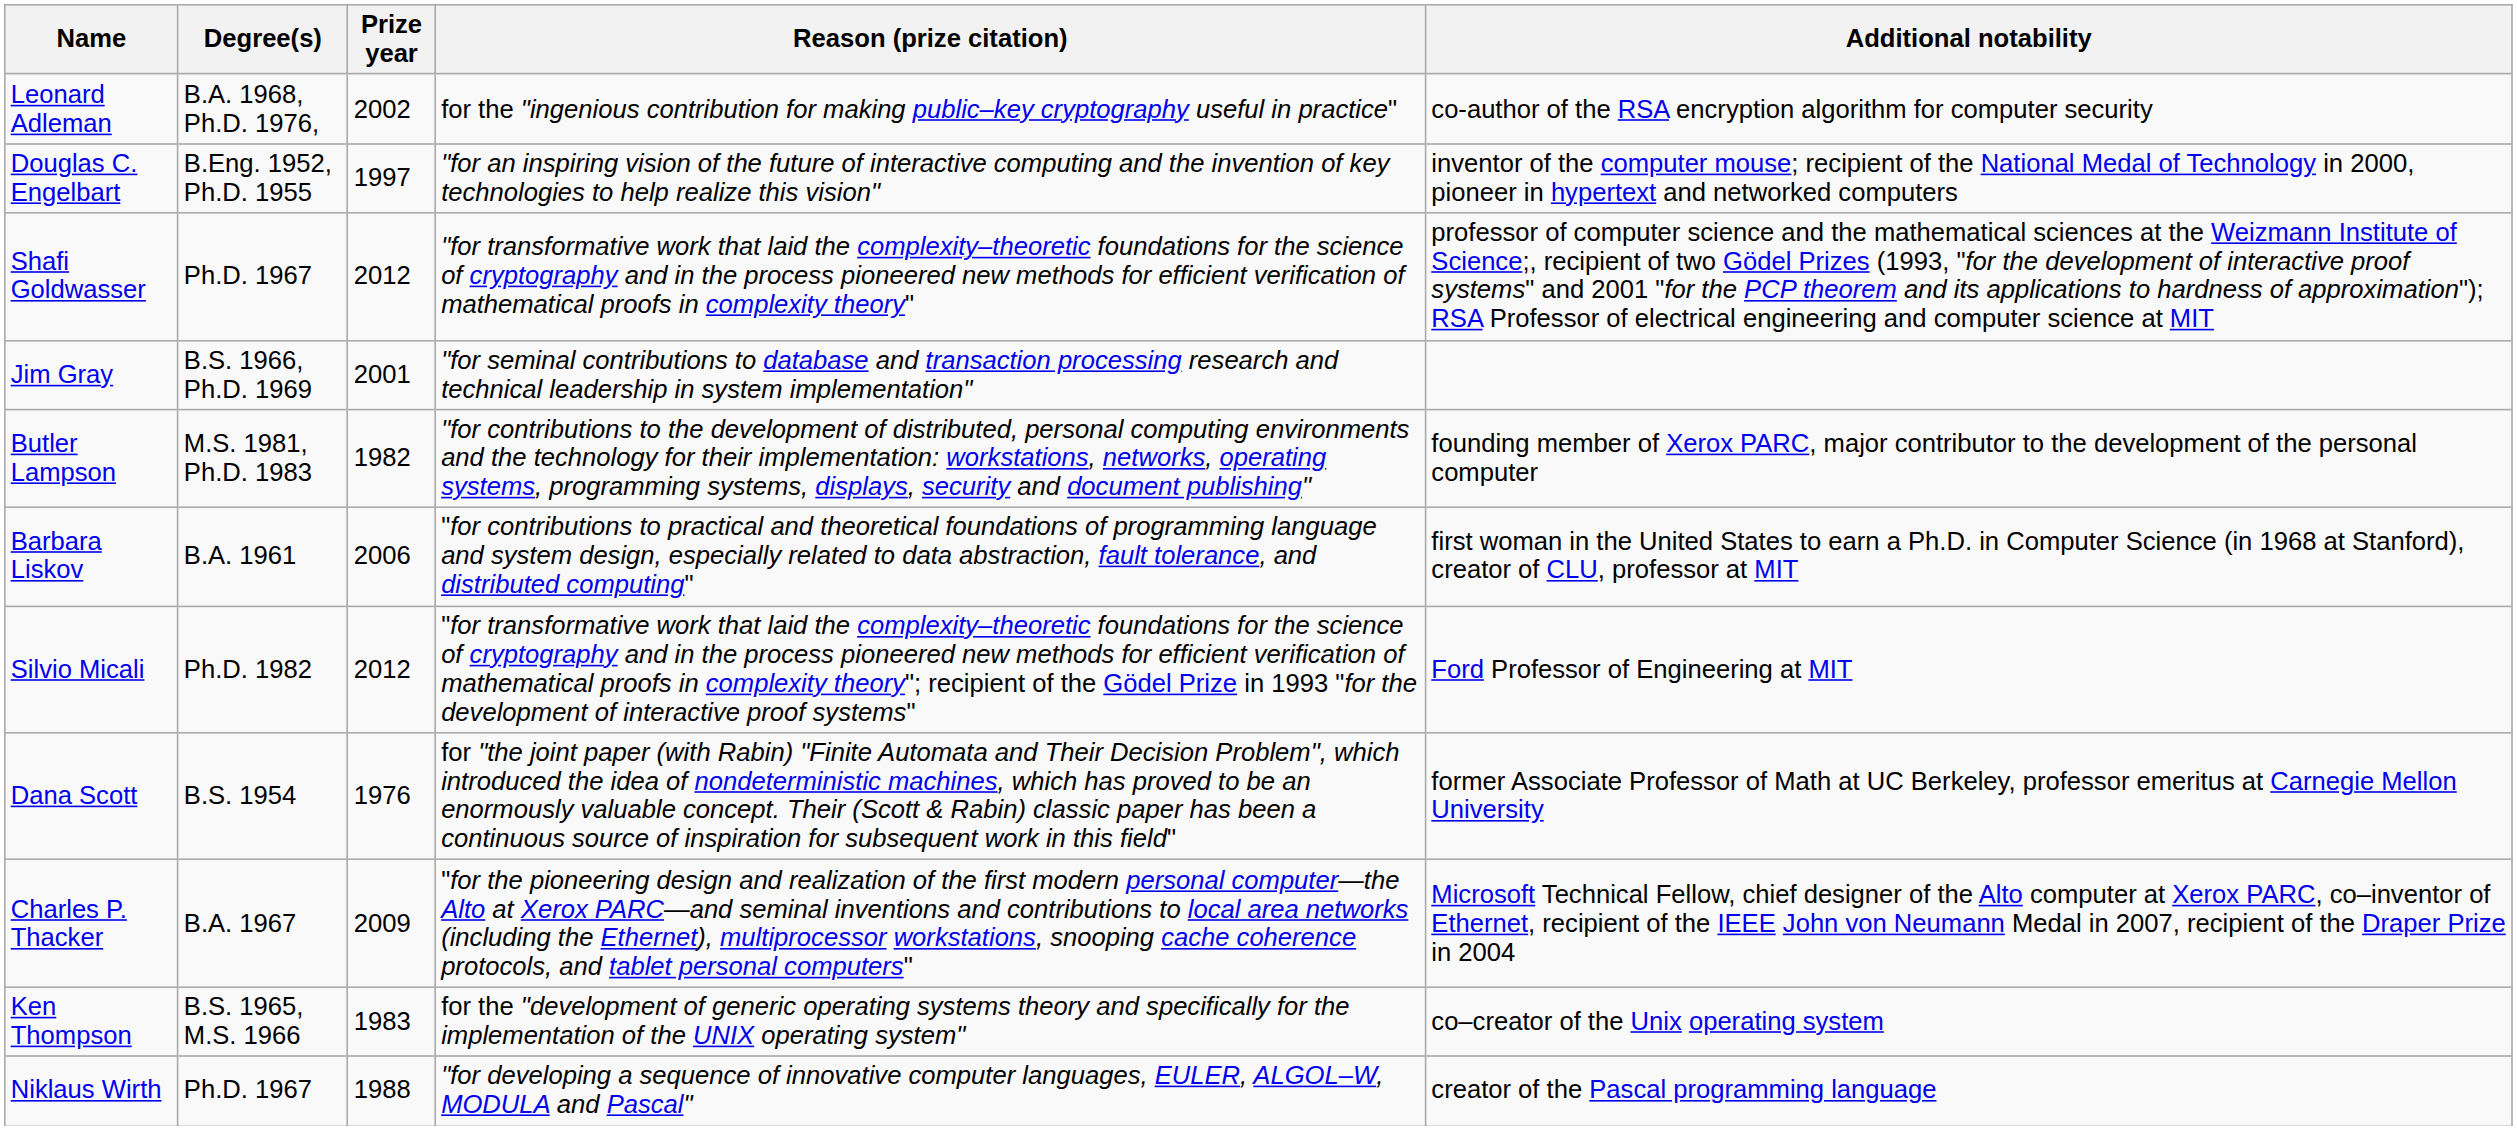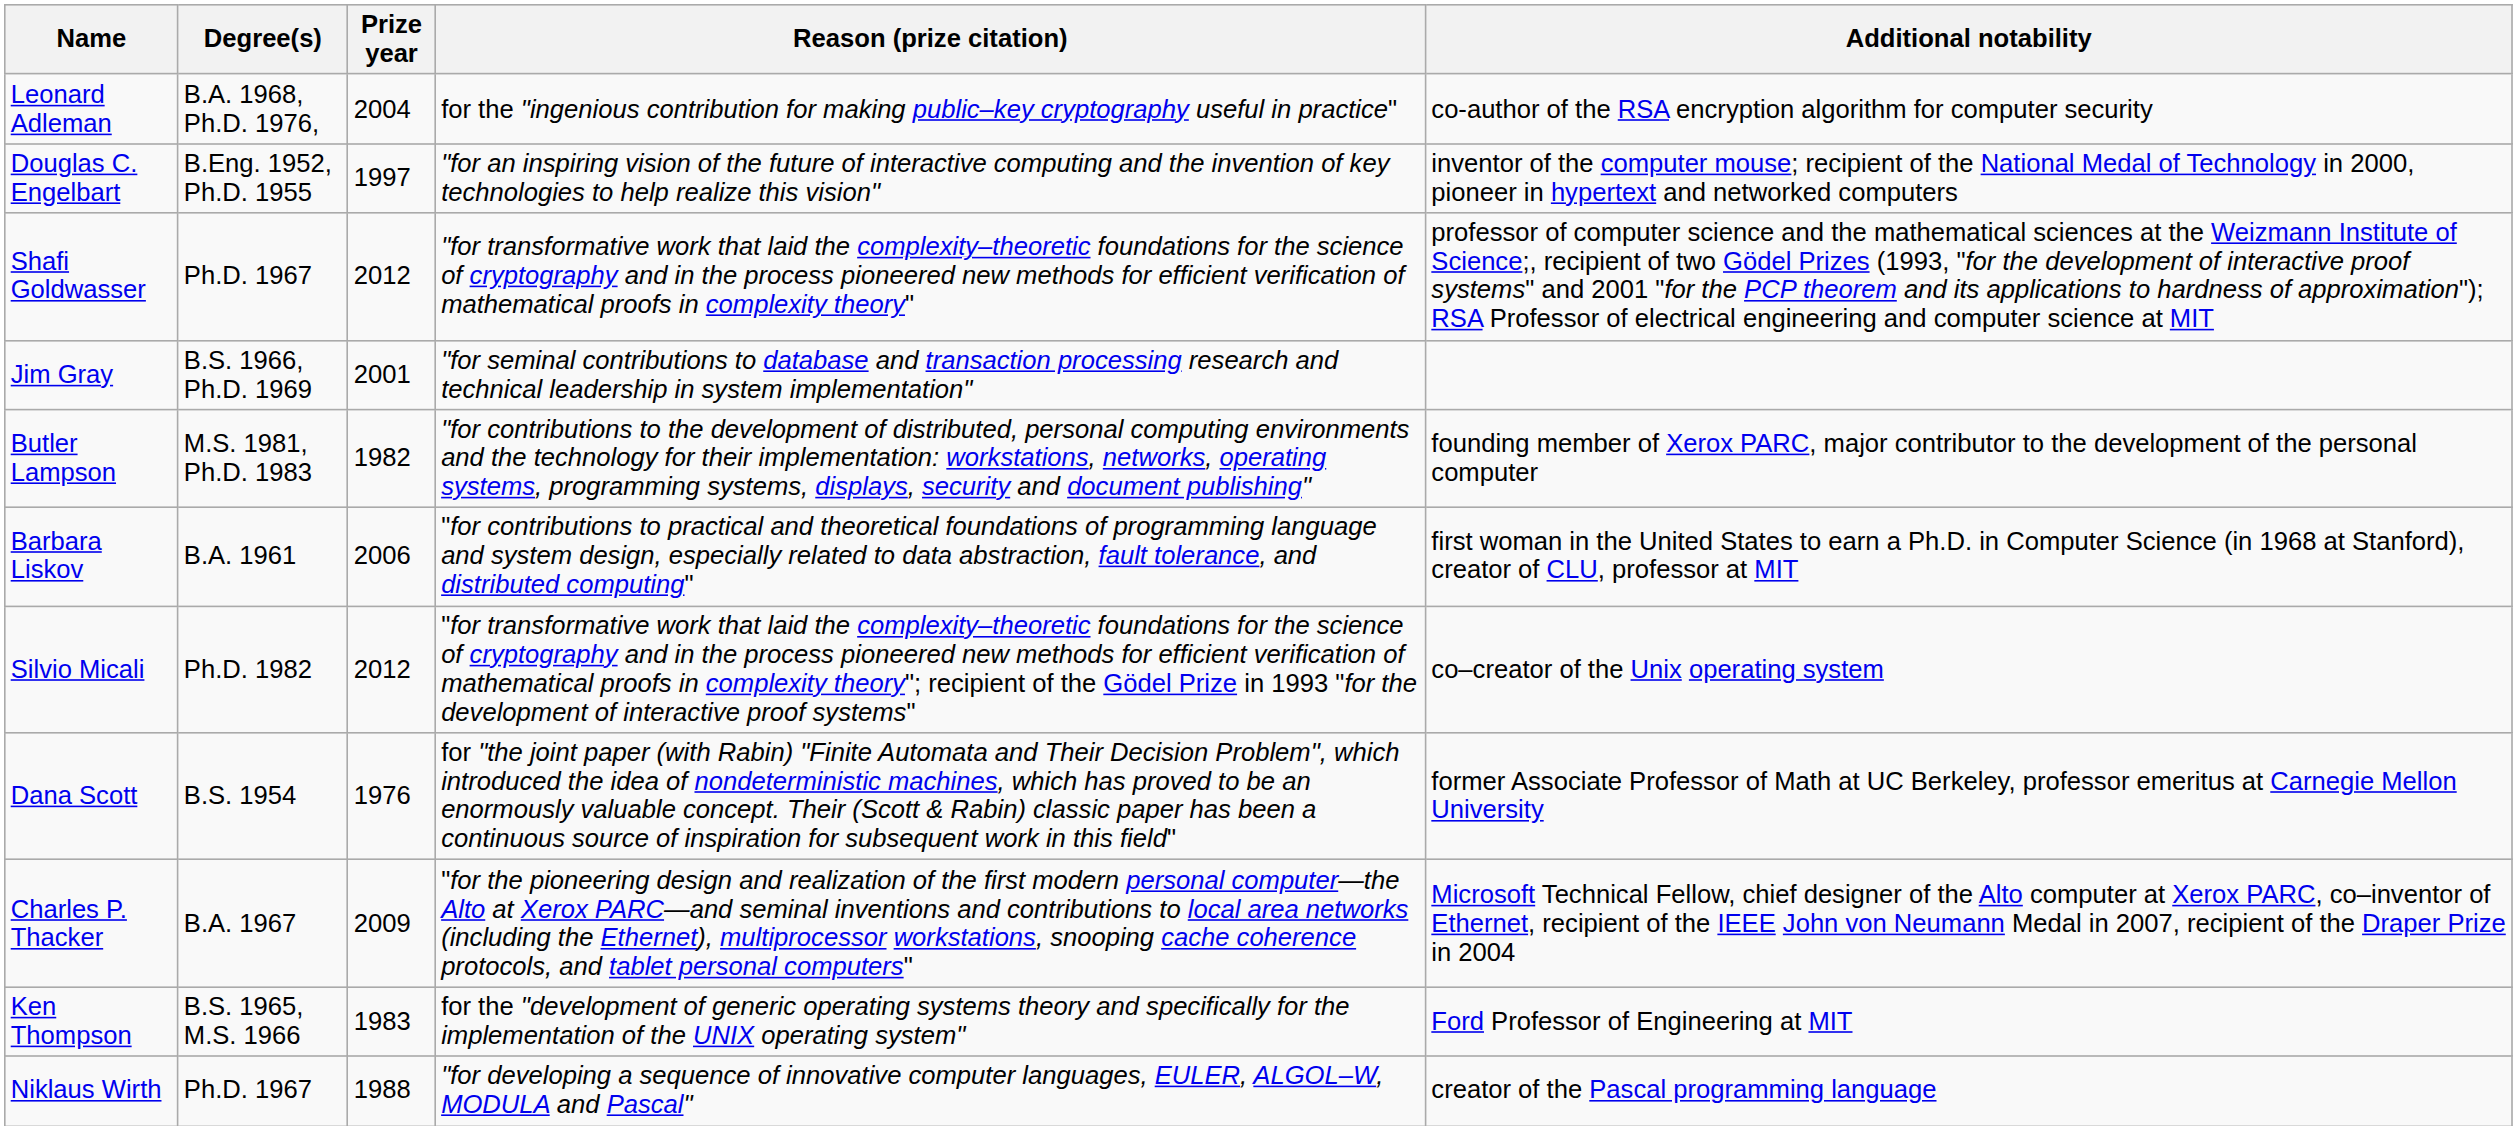(382, 108) 2002 -> (382, 108) 2004
(1642, 668) Ford Professor of Engineering at MIT -> (1658, 668) co–creator of the Unix operating system
(1658, 1021) co–creator of the Unix operating system -> (1642, 1021) Ford Professor of Engineering at MIT
